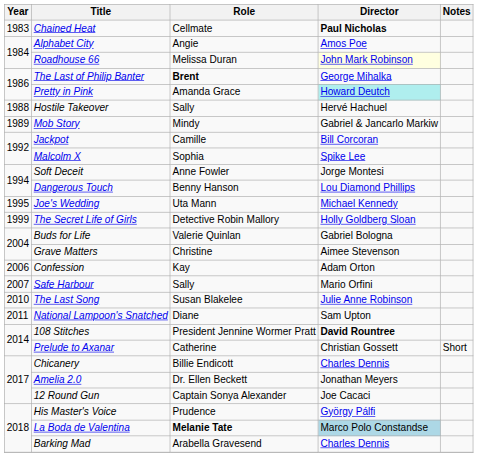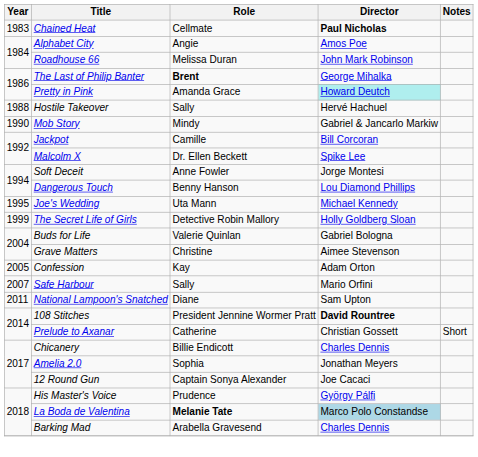(367, 60) lightyellow background -> (367, 60) no background
(18, 124) 1989 -> (18, 124) 1990
(188, 156) Sophia -> (210, 156) Dr. Ellen Beckett
(18, 268) 2006 -> (18, 268) 2005
- row: (66, 300)
(210, 380) Dr. Ellen Beckett -> (188, 364) Sophia
